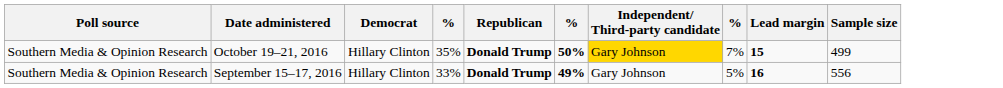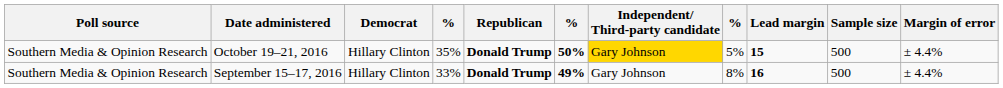+ column: (949, 22)
(735, 51) 7% -> (735, 51) 5%
(841, 51) 499 -> (841, 51) 500
(735, 72) 5% -> (735, 72) 8%
(841, 72) 556 -> (841, 72) 500
